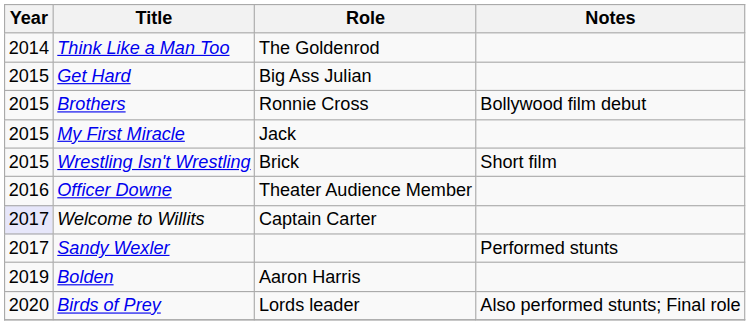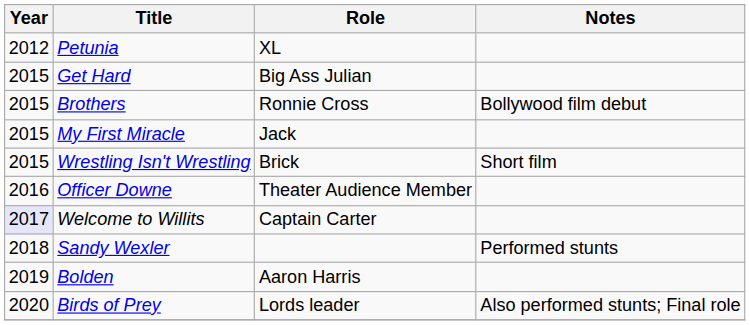+ row: (88, 47)
- row: (143, 47)
(29, 248) 2017 -> (29, 248) 2018
